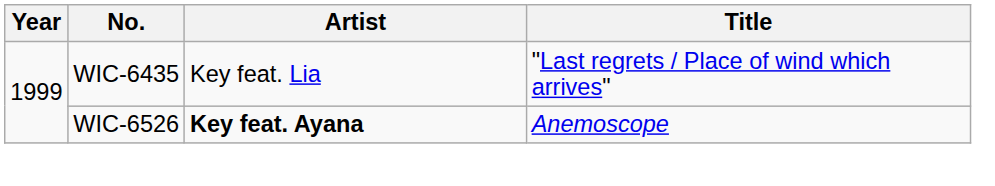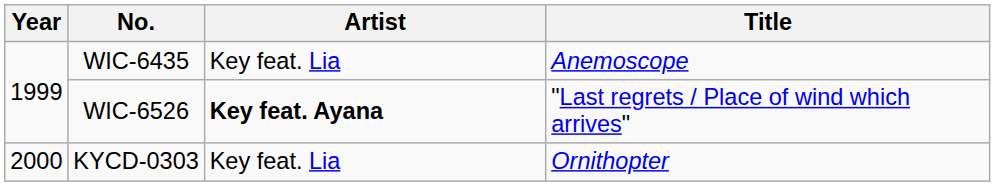(711, 73) "Last regrets / Place of wind which arrives" -> (620, 60) Anemoscope
(600, 124) Anemoscope -> (731, 110) "Last regrets / Place of wind which arrives"
+ row: (136, 161)
